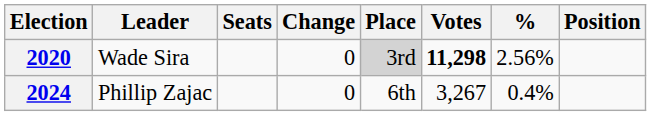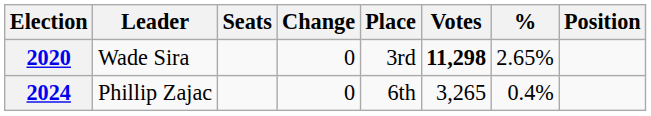(401, 57) lightgrey background -> (401, 57) no background
(525, 57) 2.56% -> (525, 57) 2.65%
(461, 92) 3,267 -> (461, 92) 3,265
